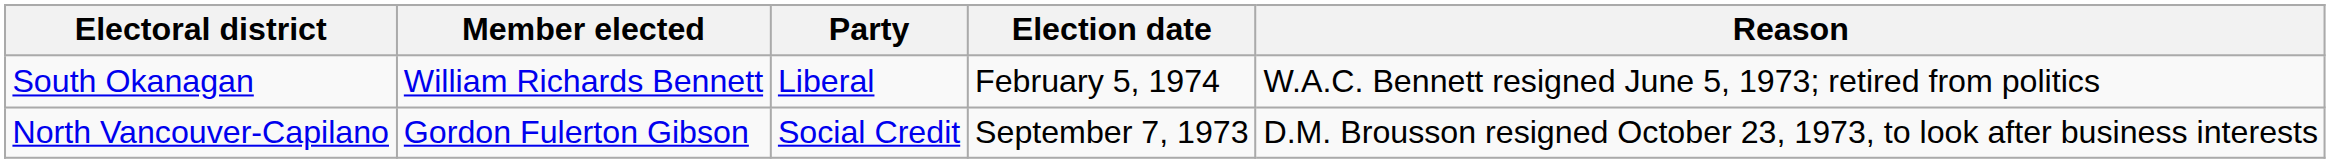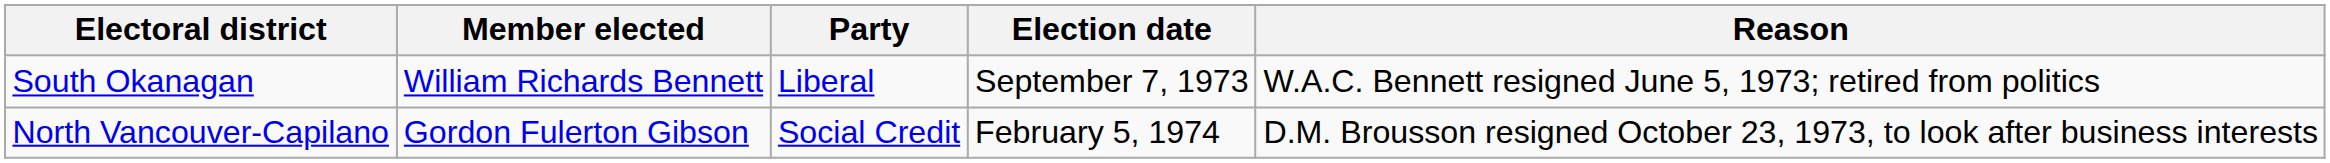(1098, 81) February 5, 1974 -> (1112, 81) September 7, 1973
(1112, 132) September 7, 1973 -> (1098, 132) February 5, 1974
